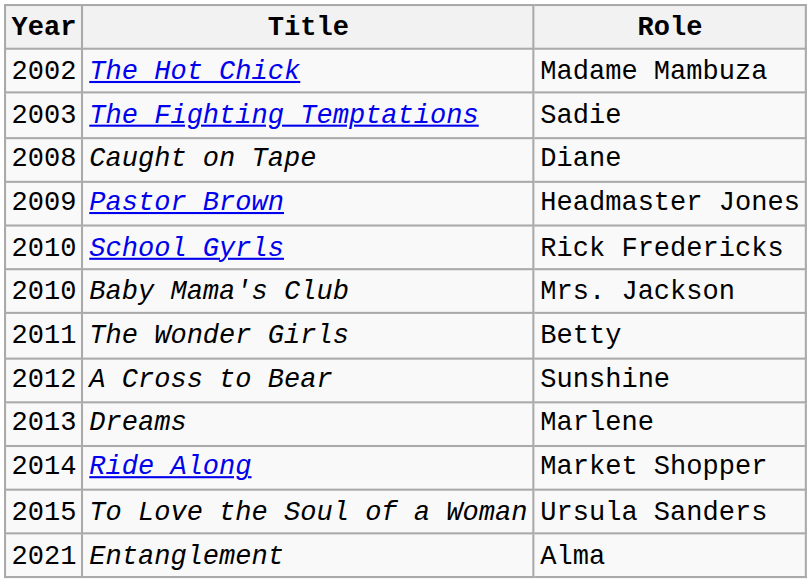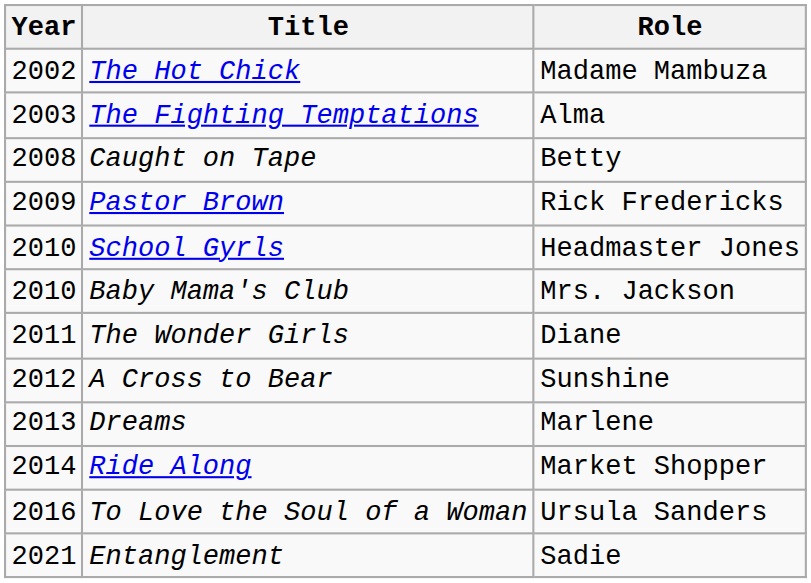(581, 115) Sadie -> (573, 115) Alma
(581, 159) Diane -> (581, 159) Betty
(670, 203) Headmaster Jones -> (662, 203) Rick Fredericks
(662, 247) Rick Fredericks -> (670, 247) Headmaster Jones
(581, 336) Betty -> (581, 336) Diane
(44, 512) 2015 -> (44, 512) 2016
(573, 556) Alma -> (581, 556) Sadie
